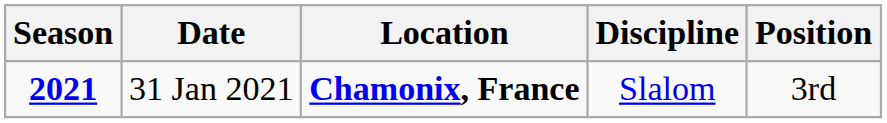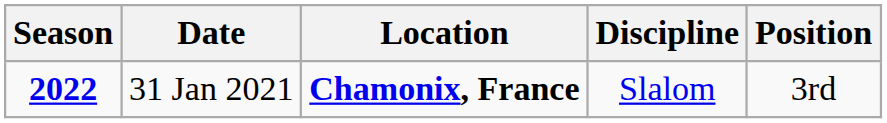(63, 88) 2021 -> (63, 88) 2022
